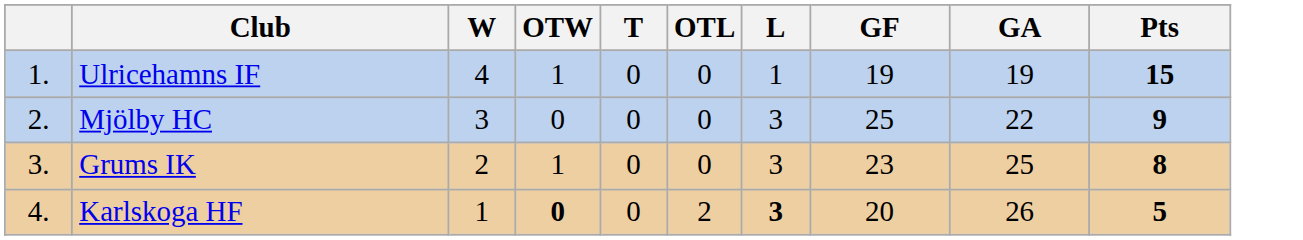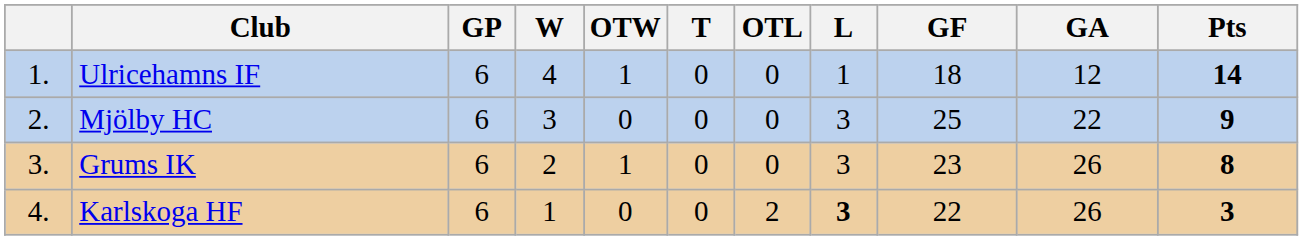+ column: (482, 27)
(880, 73) 19 -> (947, 73) 18
(1020, 73) 19 -> (1087, 73) 12
(1160, 73) 15 -> (1227, 73) 14
(1020, 165) 25 -> (1087, 165) 26
(558, 211) bold -> (625, 211) normal
(880, 211) 20 -> (947, 211) 22
(1160, 211) 5 -> (1227, 211) 3
